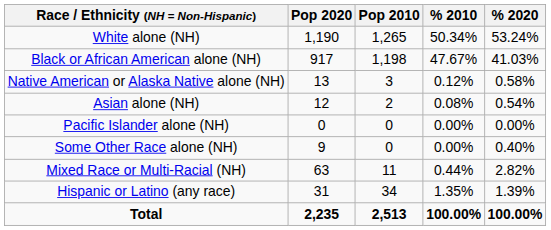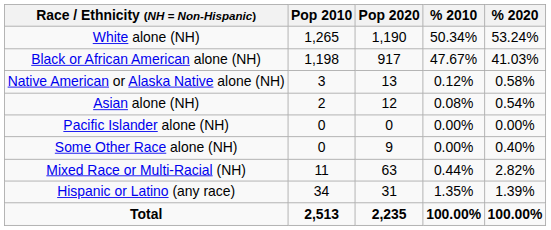columns swapped: (389, 15) <-> (322, 15)
